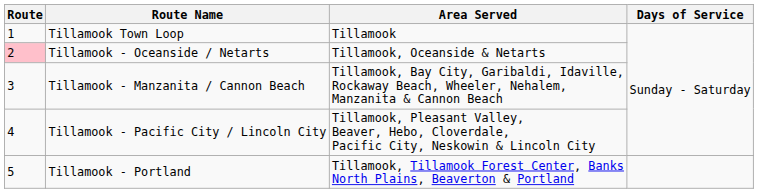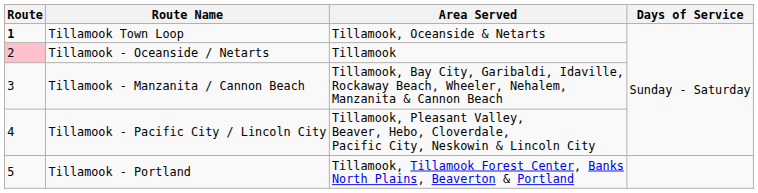(11, 33) normal -> (11, 33) bold
(364, 33) Tillamook -> (439, 33) Tillamook, Oceanside & Netarts
(439, 53) Tillamook, Oceanside & Netarts -> (364, 53) Tillamook
